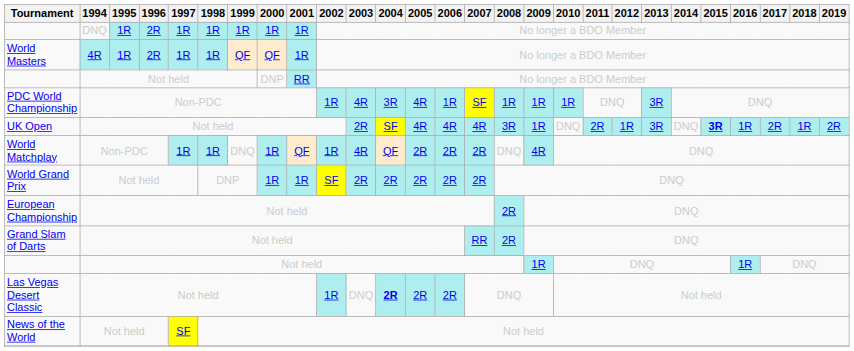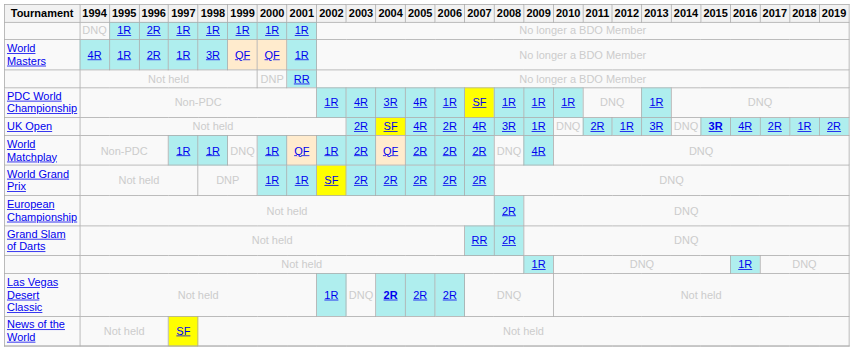(213, 55) 1R -> (213, 55) 3R
(656, 103) 3R -> (656, 103) 1R
(450, 126) 4R -> (450, 126) 2R
(745, 126) 1R -> (745, 126) 4R
(361, 150) 4R -> (361, 150) 2R
